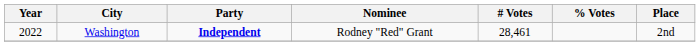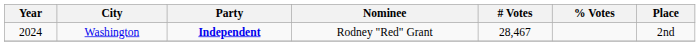(30, 31) 2022 -> (30, 31) 2024
(515, 31) 28,461 -> (515, 31) 28,467
